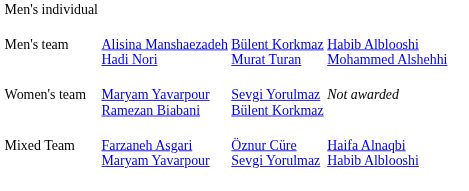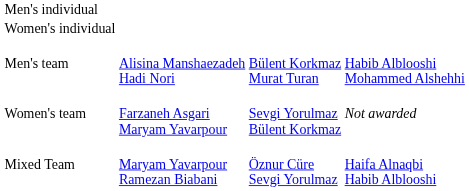+ row: (60, 28)
(156, 102) Maryam Yavarpour Ramezan Biabani -> (173, 121) Farzaneh Asgari Maryam Yavarpour
(156, 153) Farzaneh Asgari Maryam Yavarpour -> (173, 172) Maryam Yavarpour Ramezan Biabani
